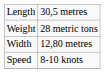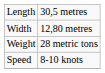rows swapped: (19, 44) <-> (21, 28)
